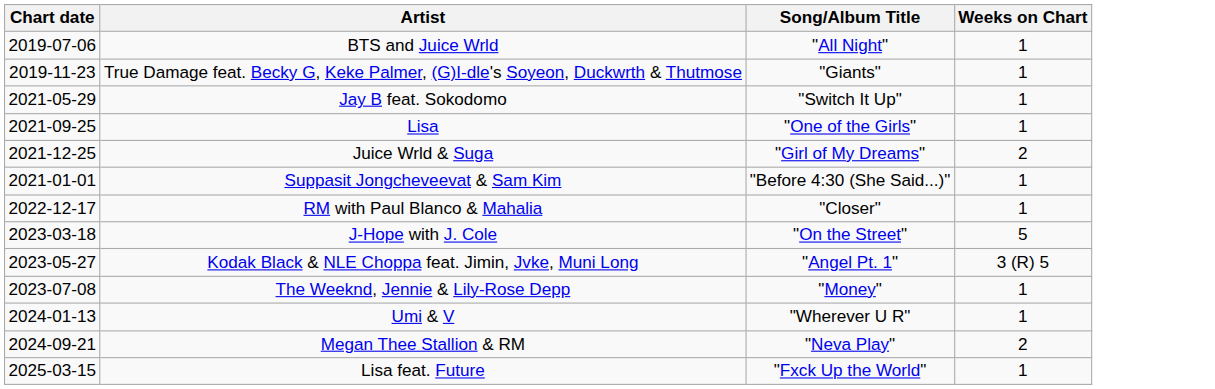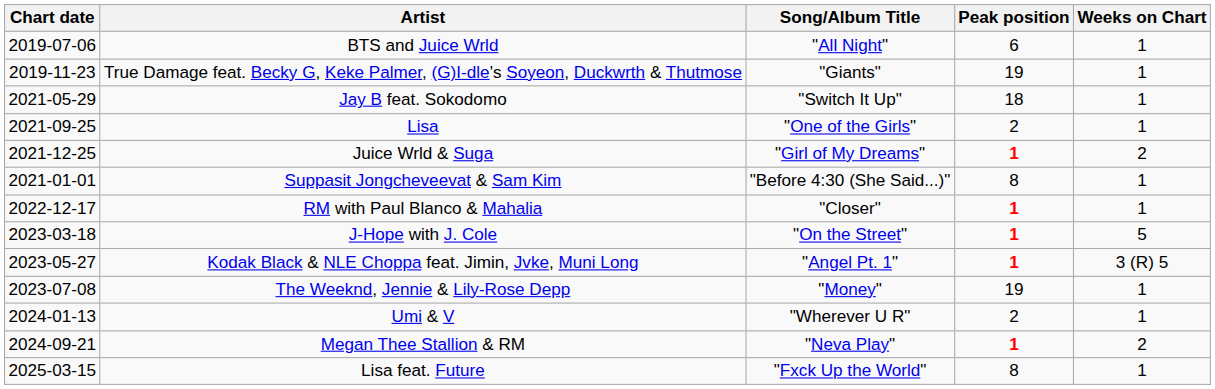+ column: (1014, 18)
